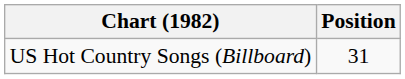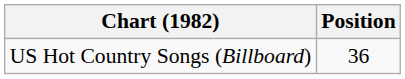(358, 55) 31 -> (358, 55) 36
